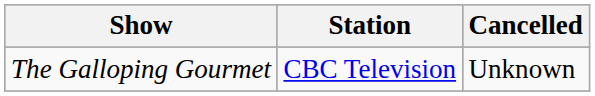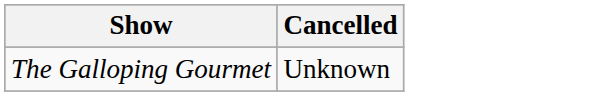- column: (370, 25)
